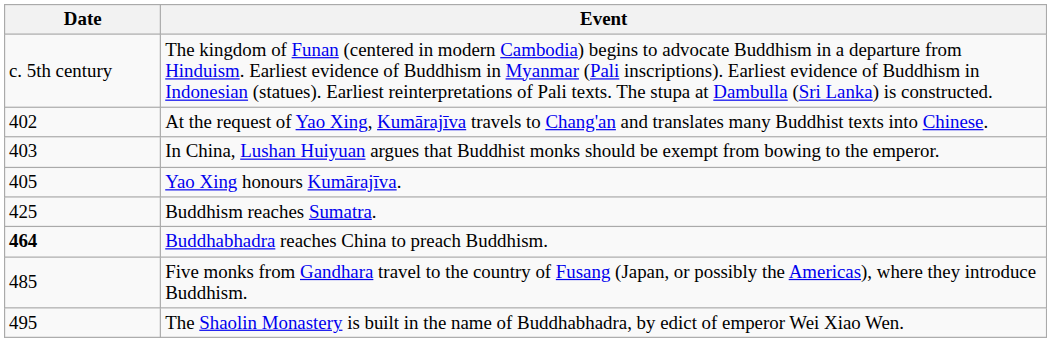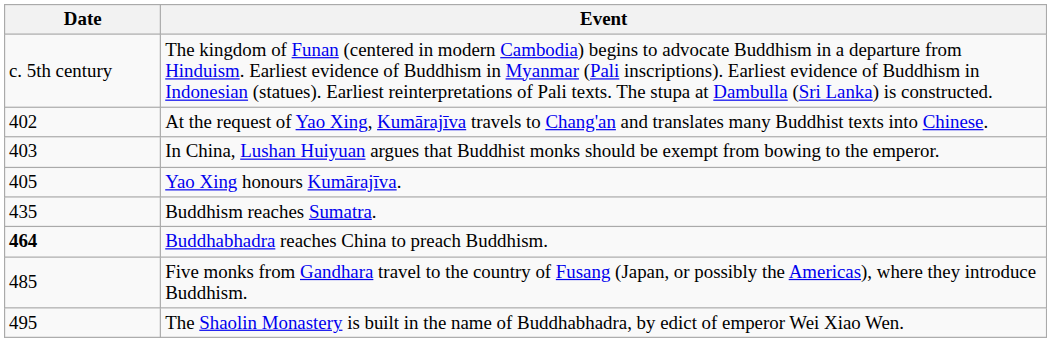(23, 211) 425 -> (23, 211) 435
